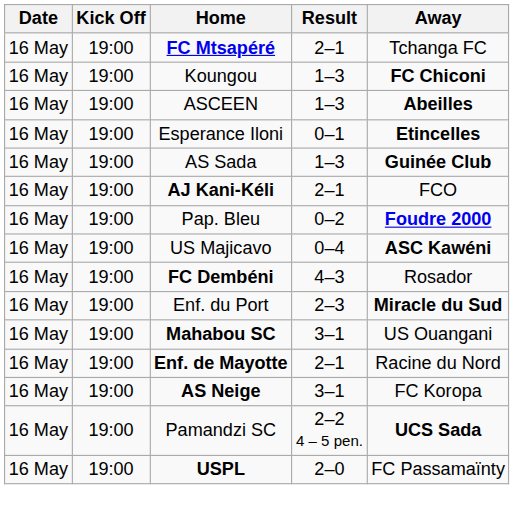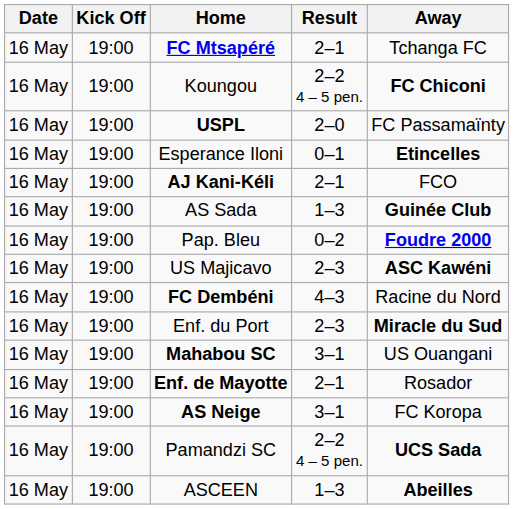(329, 76) 1–3 -> (329, 86) 2–2 4 – 5 pen.
rows swapped: (221, 104) <-> (221, 469)
rows swapped: (221, 162) <-> (221, 190)
(329, 248) 0–4 -> (329, 268) 2–3
(438, 276) Rosador -> (438, 297) Racine du Nord
(438, 362) Racine du Nord -> (438, 383) Rosador
